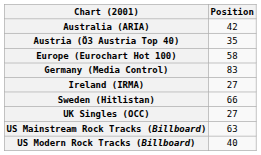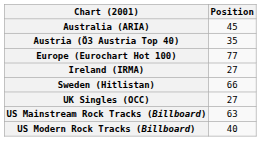(232, 26) 42 -> (232, 26) 45
(232, 56) 58 -> (232, 56) 77
- row: (106, 70)
